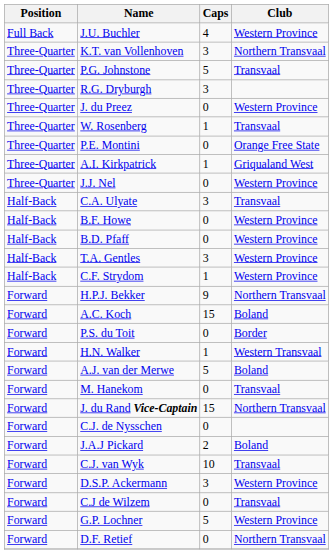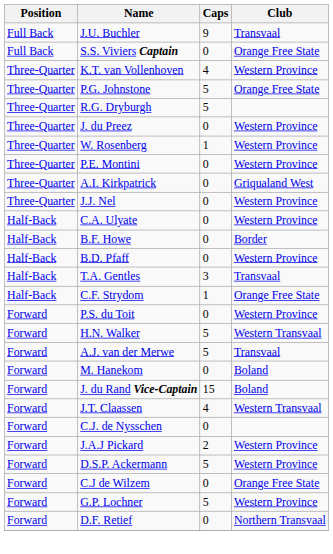(206, 32) 4 -> (206, 32) 9
(276, 32) Western Province -> (257, 32) Transvaal
+ row: (129, 51)
(206, 51) 3 -> (206, 70) 4
(280, 51) Northern Transvaal -> (276, 70) Western Province
(257, 70) Transvaal -> (277, 88) Orange Free State
(206, 88) 3 -> (206, 107) 5
(257, 126) Transvaal -> (276, 145) Western Province
(277, 145) Orange Free State -> (276, 164) Western Province
(206, 164) 1 -> (206, 182) 0
(206, 201) 3 -> (206, 220) 0
(257, 201) Transvaal -> (276, 220) Western Province
(276, 220) Western Province -> (250, 239) Border
(276, 257) Western Province -> (257, 276) Transvaal
(276, 276) Western Province -> (277, 295) Orange Free State
- row: (112, 295)
- row: (106, 314)
(250, 333) Border -> (276, 314) Western Province
(206, 351) 1 -> (206, 333) 5
(251, 370) Boland -> (257, 351) Transvaal
(257, 389) Transvaal -> (251, 370) Boland
(280, 408) Northern Transvaal -> (251, 389) Boland
+ row: (111, 408)
(251, 445) Boland -> (276, 445) Western Province
- row: (112, 464)
(206, 483) 3 -> (206, 464) 5
(257, 502) Transvaal -> (277, 483) Orange Free State
